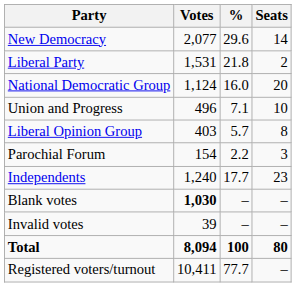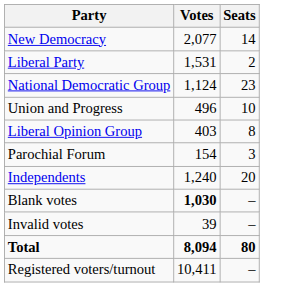- column: (236, 16)
(281, 85) 20 -> (248, 85) 23
(281, 177) 23 -> (248, 177) 20
